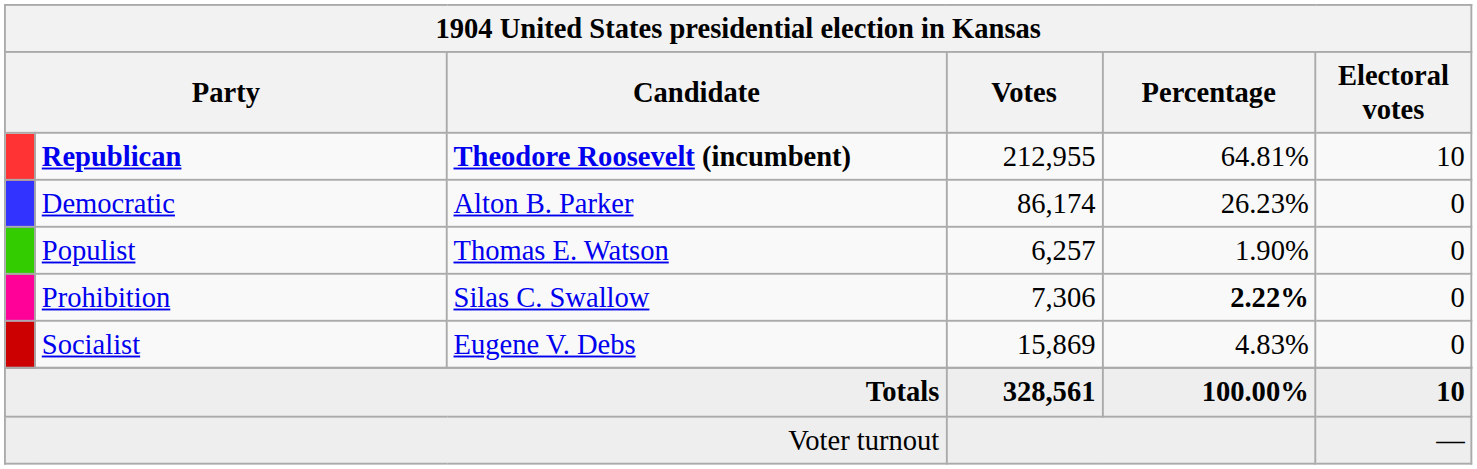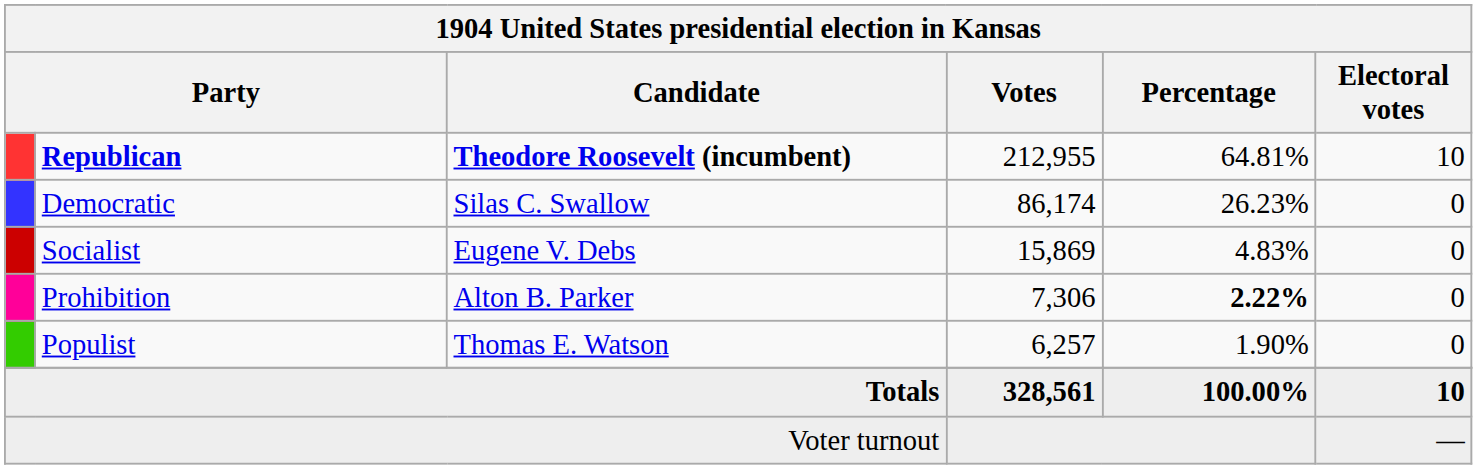(544, 203) Alton B. Parker -> (551, 203) Silas C. Swallow
rows swapped: (91, 344) <-> (89, 250)
(551, 297) Silas C. Swallow -> (544, 297) Alton B. Parker
